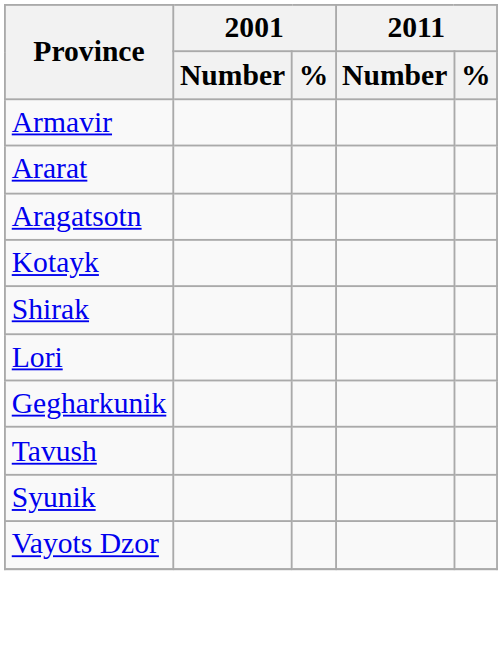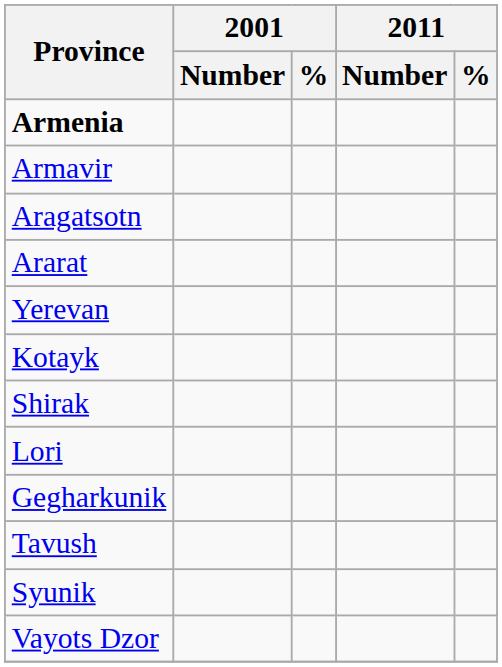+ row: (68, 121)
rows swapped: (77, 215) <-> (50, 168)
+ row: (60, 309)
